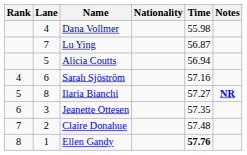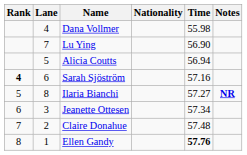(199, 45) 56.87 -> (199, 45) 56.90
(19, 77) normal -> (19, 77) bold
(199, 110) 57.35 -> (199, 110) 57.34
